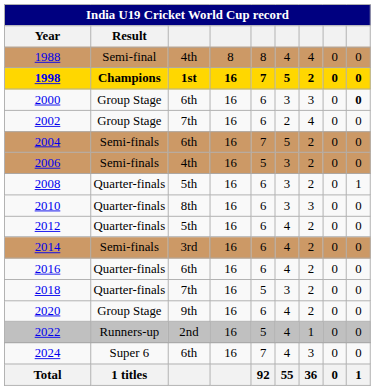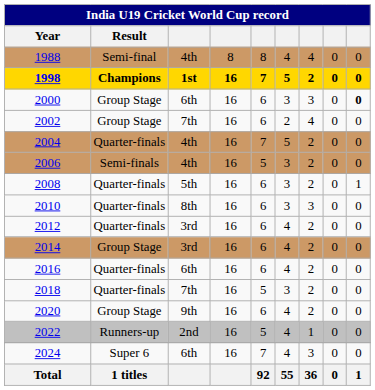(129, 142) Semi-finals -> (129, 142) Quarter-finals
(189, 142) 6th -> (189, 142) 4th
(189, 226) 5th -> (189, 226) 3rd
(129, 247) Semi-finals -> (129, 247) Group Stage
